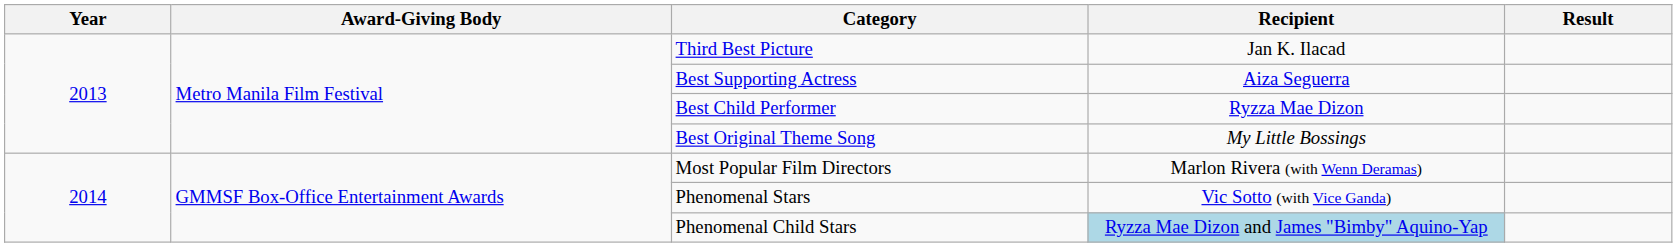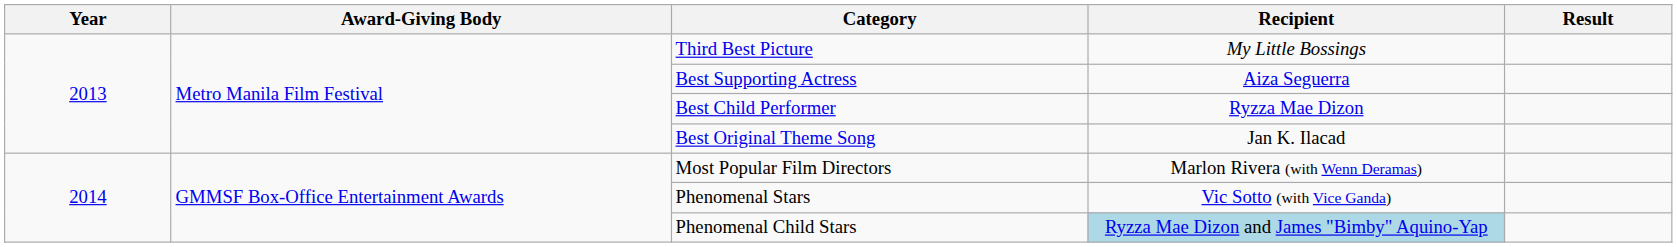(1296, 49) Jan K. Ilacad -> (1296, 49) My Little Bossings
(1296, 138) My Little Bossings -> (1296, 138) Jan K. Ilacad
